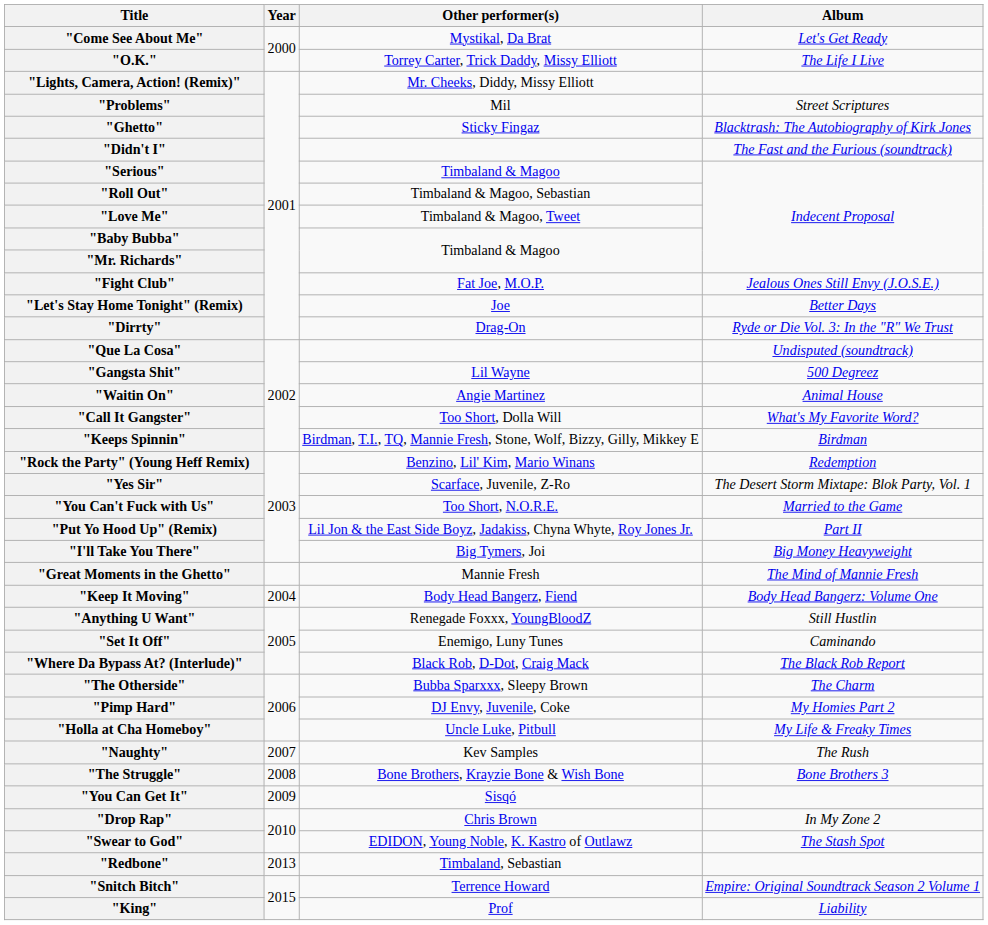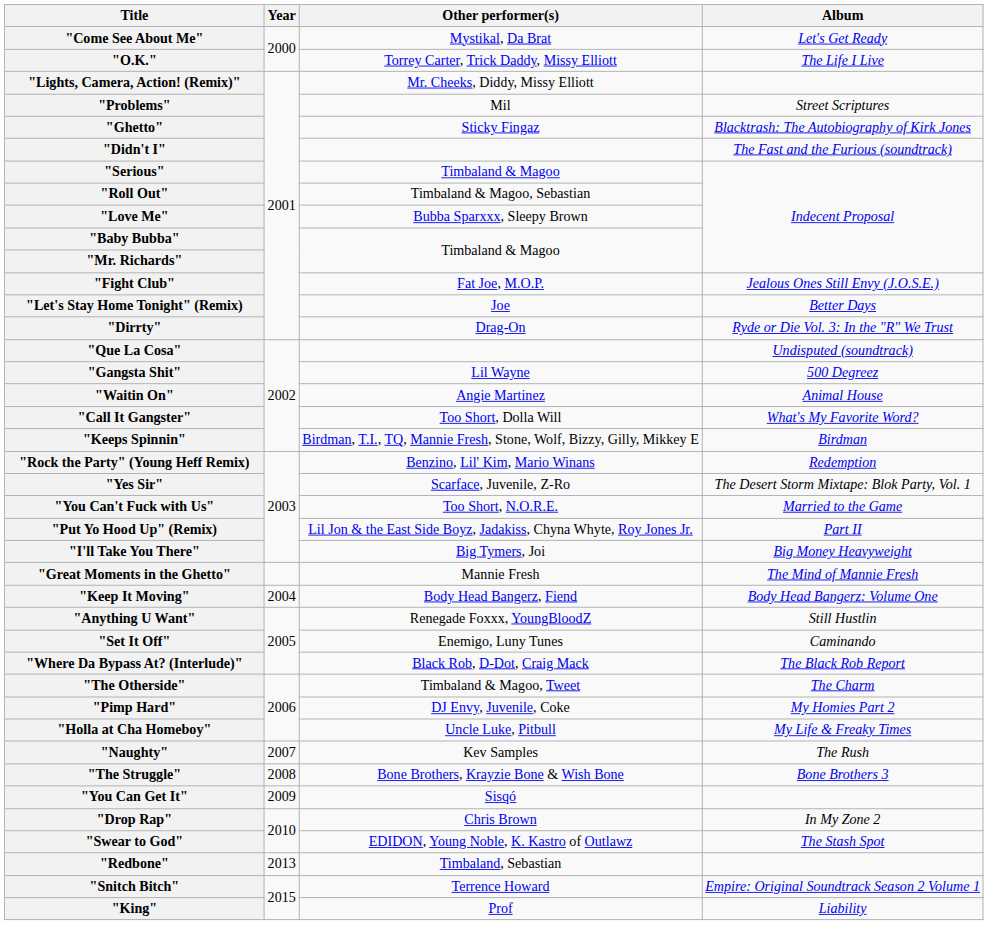(501, 216) Timbaland & Magoo, Tweet -> (501, 216) Bubba Sparxxx, Sleepy Brown
(501, 685) Bubba Sparxxx, Sleepy Brown -> (501, 685) Timbaland & Magoo, Tweet
